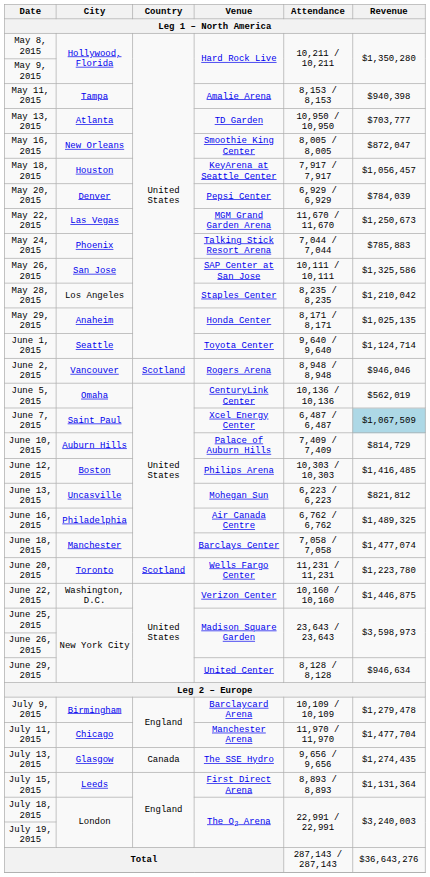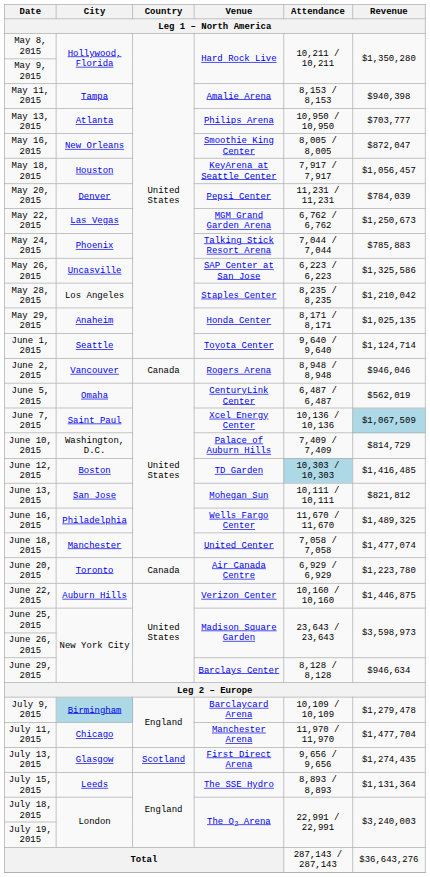(239, 121) TD Garden -> (239, 121) Philips Arena
(318, 196) 6,929 / 6,929 -> (318, 196) 11,231 / 11,231
(318, 221) 11,670 / 11,670 -> (318, 221) 6,762 / 6,762
(95, 271) San Jose -> (95, 271) Uncasville
(318, 271) 10,111 / 10,111 -> (318, 271) 6,223 / 6,223
(164, 371) Scotland -> (164, 371) Canada
(318, 396) 10,136 / 10,136 -> (318, 396) 6,487 / 6,487
(318, 421) 6,487 / 6,487 -> (318, 421) 10,136 / 10,136
(95, 446) Auburn Hills -> (95, 446) Washington, D.C.
(239, 471) Philips Arena -> (239, 471) TD Garden
(318, 471) no background -> (318, 471) lightblue background
(95, 496) Uncasville -> (95, 496) San Jose
(318, 496) 6,223 / 6,223 -> (318, 496) 10,111 / 10,111
(239, 520) Air Canada Centre -> (239, 520) Wells Fargo Center
(318, 520) 6,762 / 6,762 -> (318, 520) 11,670 / 11,670
(239, 545) Barclays Center -> (239, 545) United Center
(164, 570) Scotland -> (164, 570) Canada
(239, 570) Wells Fargo Center -> (239, 570) Air Canada Centre
(318, 570) 11,231 / 11,231 -> (318, 570) 6,929 / 6,929
(95, 595) Washington, D.C. -> (95, 595) Auburn Hills
(239, 670) United Center -> (239, 670) Barclays Center
(95, 710) no background -> (95, 710) lightblue background
(164, 760) Canada -> (164, 760) Scotland
(239, 760) The SSE Hydro -> (239, 760) First Direct Arena
(239, 785) First Direct Arena -> (239, 785) The SSE Hydro
